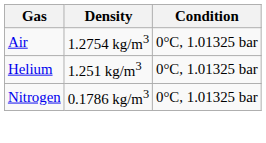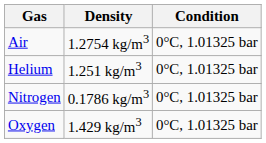+ row: (31, 124)
